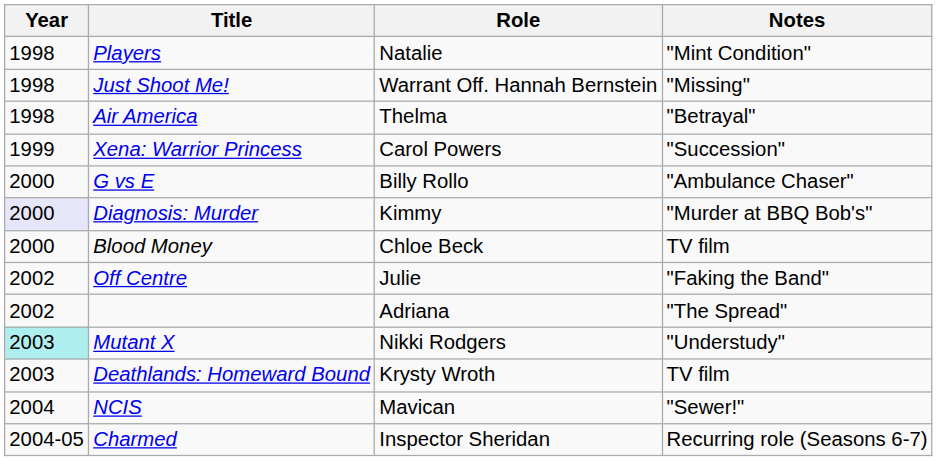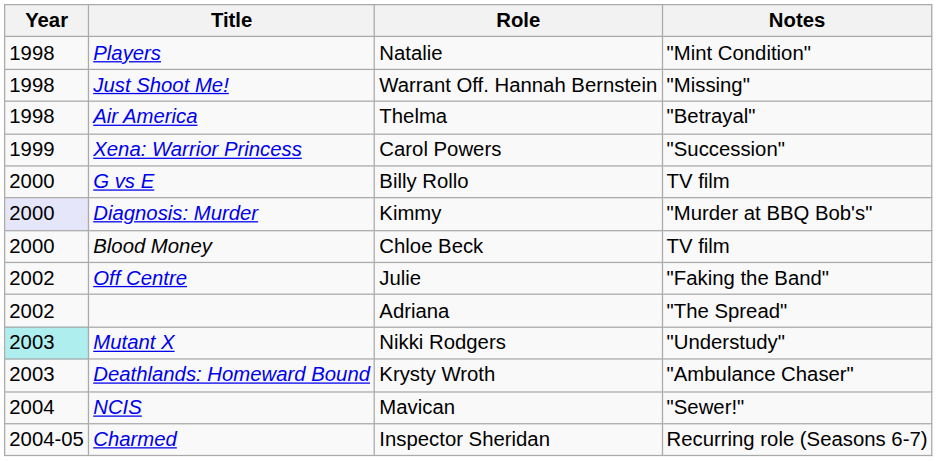(760, 181) "Ambulance Chaser" -> (698, 181) TV film
(698, 375) TV film -> (760, 375) "Ambulance Chaser"
